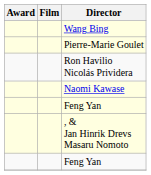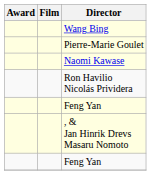rows swapped: (21, 67) <-> (21, 90)
